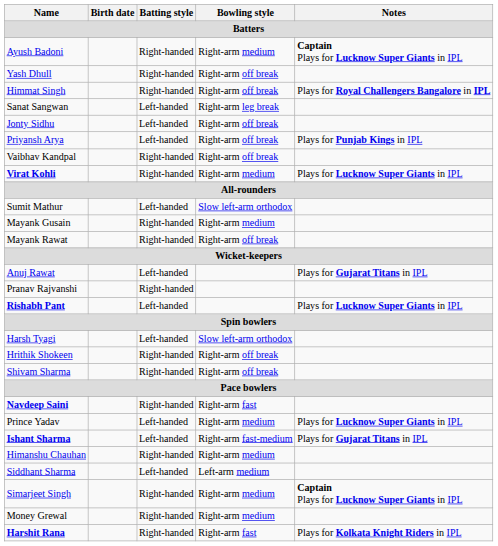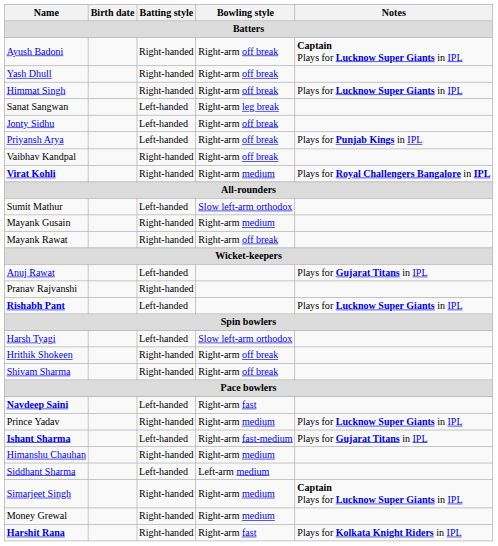(237, 51) Right-arm medium -> (238, 51) Right-arm off break
(394, 91) Plays for Royal Challengers Bangalore in IPL -> (380, 91) Plays for Lucknow Super Giants in IPL
(380, 173) Plays for Lucknow Super Giants in IPL -> (394, 173) Plays for Royal Challengers Bangalore in IPL
(166, 405) Right-handed -> (164, 405) Left-handed
(164, 421) Left-handed -> (166, 421) Right-handed
